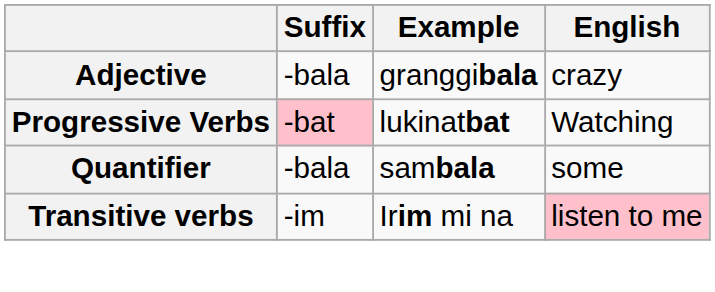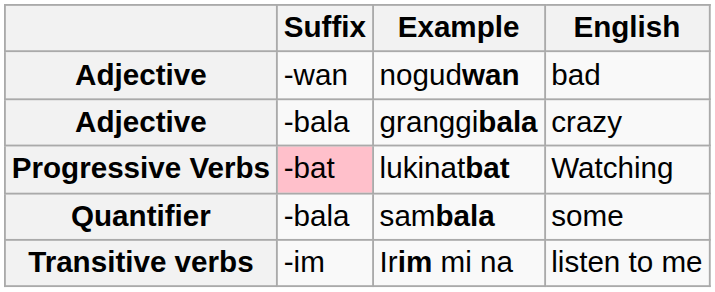+ row: (450, 74)
(627, 215) pink background -> (627, 262) no background
